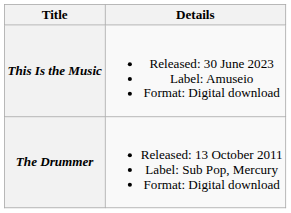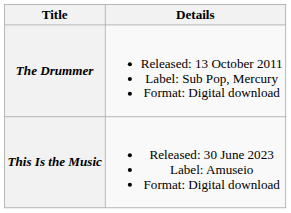rows swapped: (55, 162) <-> (55, 70)
